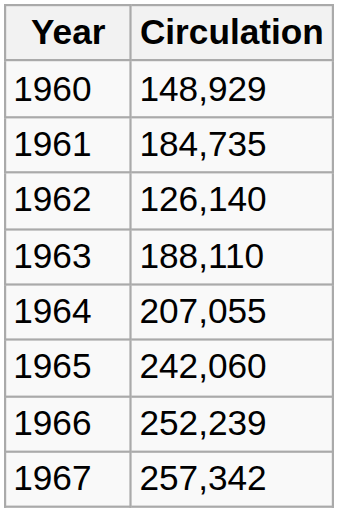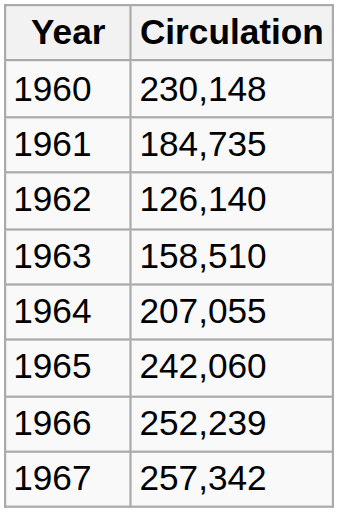(203, 88) 148,929 -> (203, 88) 230,148
(202, 255) 188,110 -> (203, 255) 158,510
